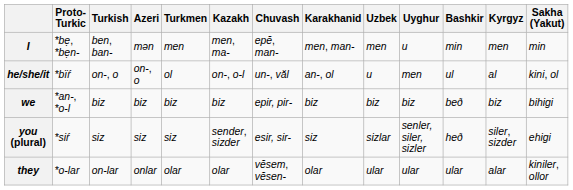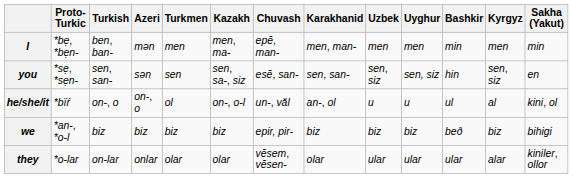(405, 46) u -> (414, 46) men
+ row: (28, 74)
(412, 74) men -> (407, 103) u
- row: (28, 137)
